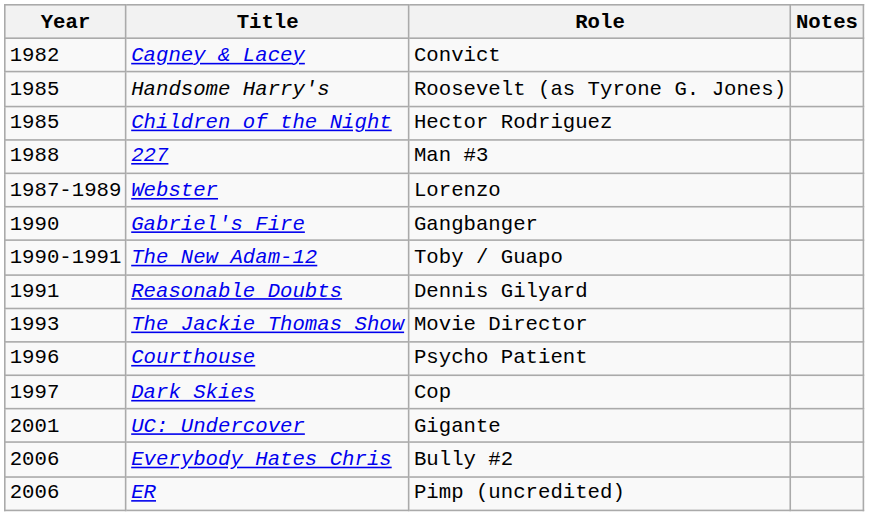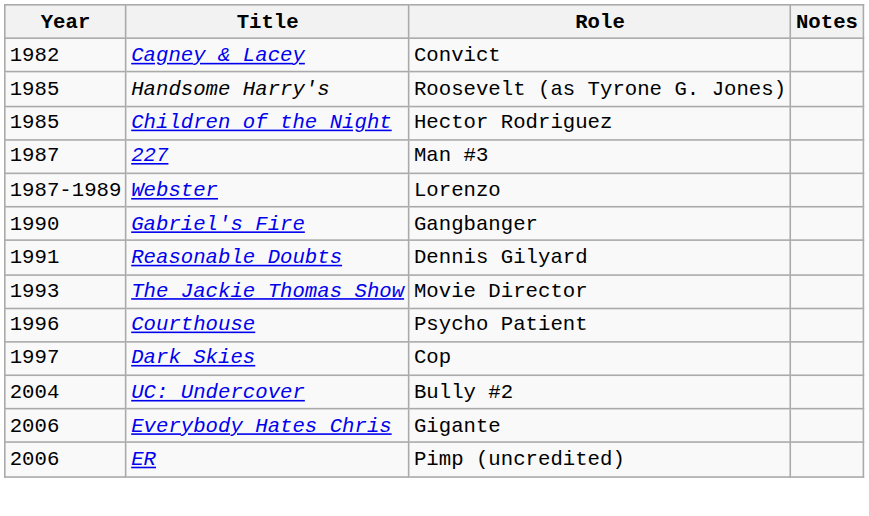(35, 156) 1988 -> (35, 156) 1987
- row: (224, 257)
(35, 426) 2001 -> (35, 392) 2004
(457, 426) Gigante -> (464, 392) Bully #2
(464, 460) Bully #2 -> (457, 426) Gigante
